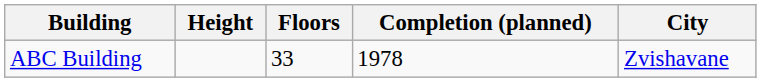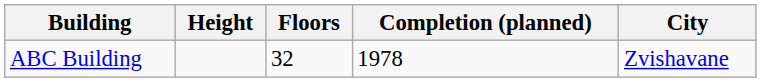(282, 58) 33 -> (282, 58) 32
